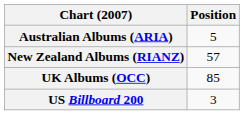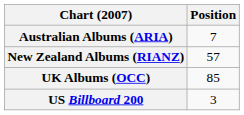(213, 36) 5 -> (213, 36) 7
